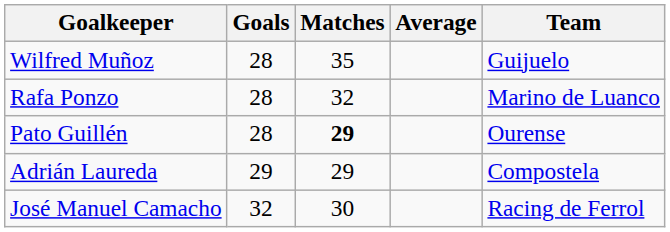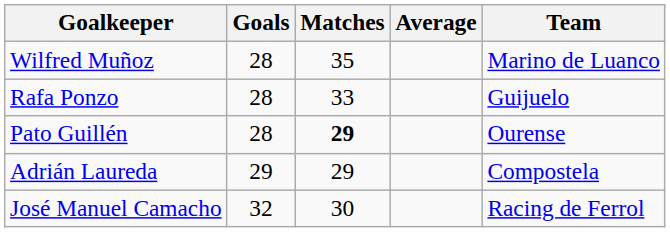(528, 60) Guijuelo -> (574, 60) Marino de Luanco
(342, 97) 32 -> (342, 97) 33
(574, 97) Marino de Luanco -> (528, 97) Guijuelo
